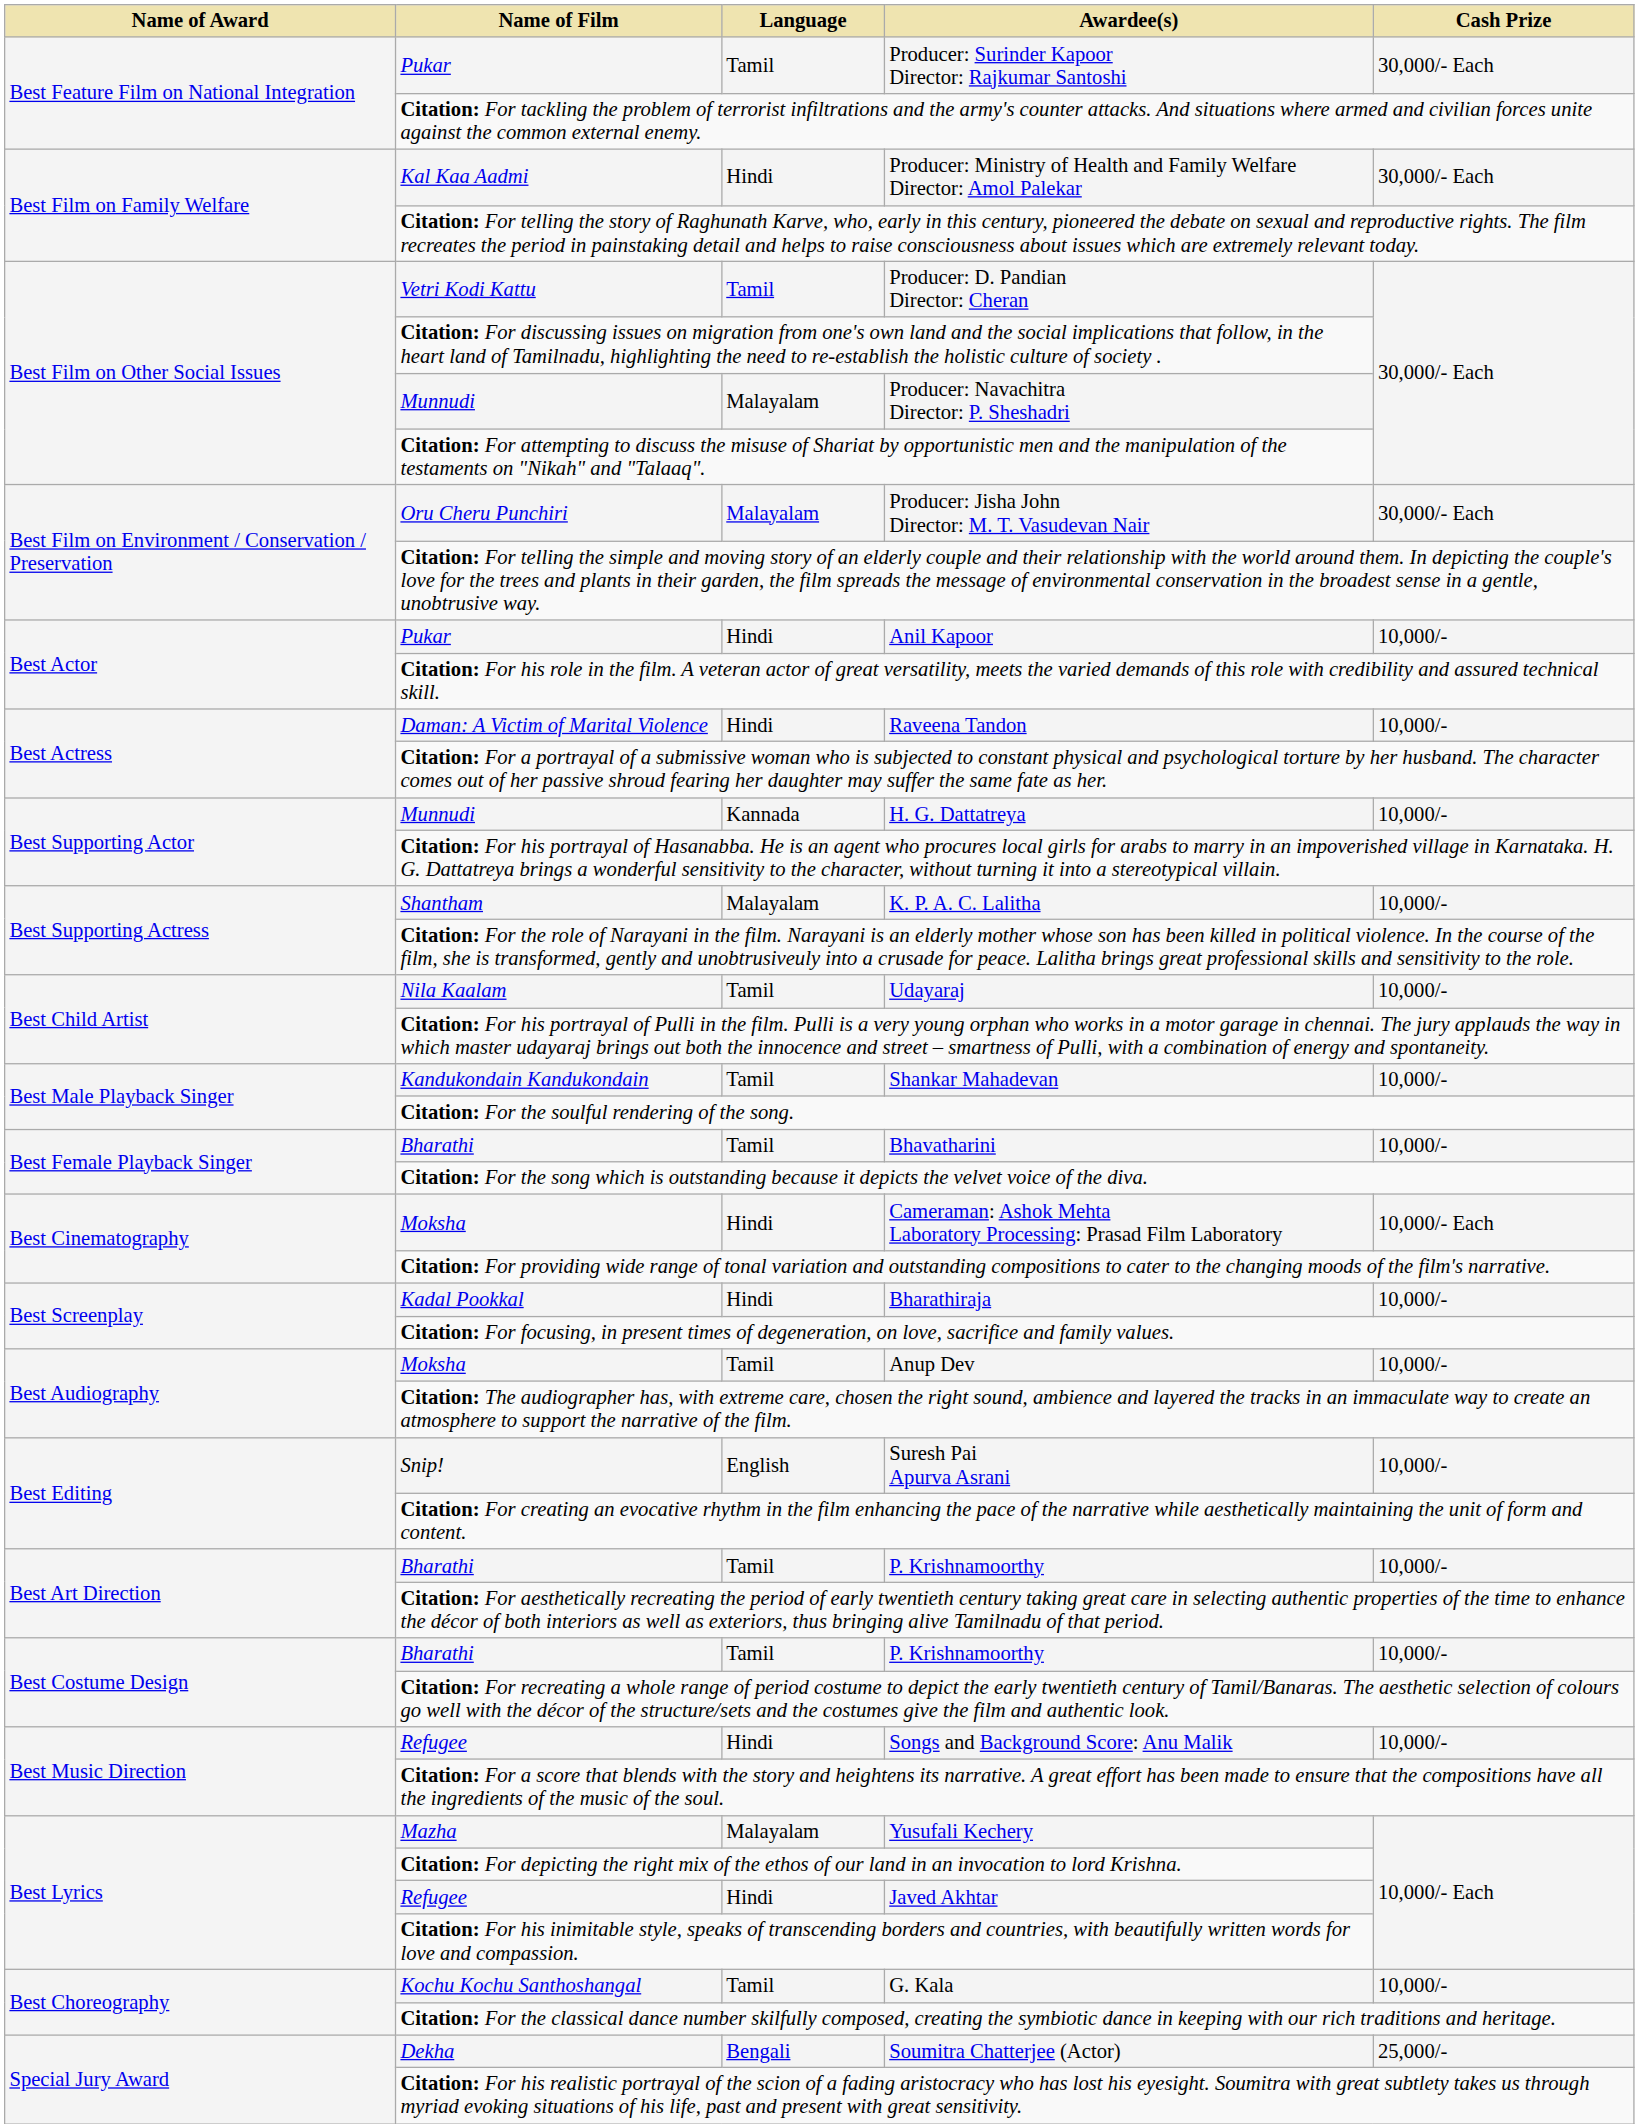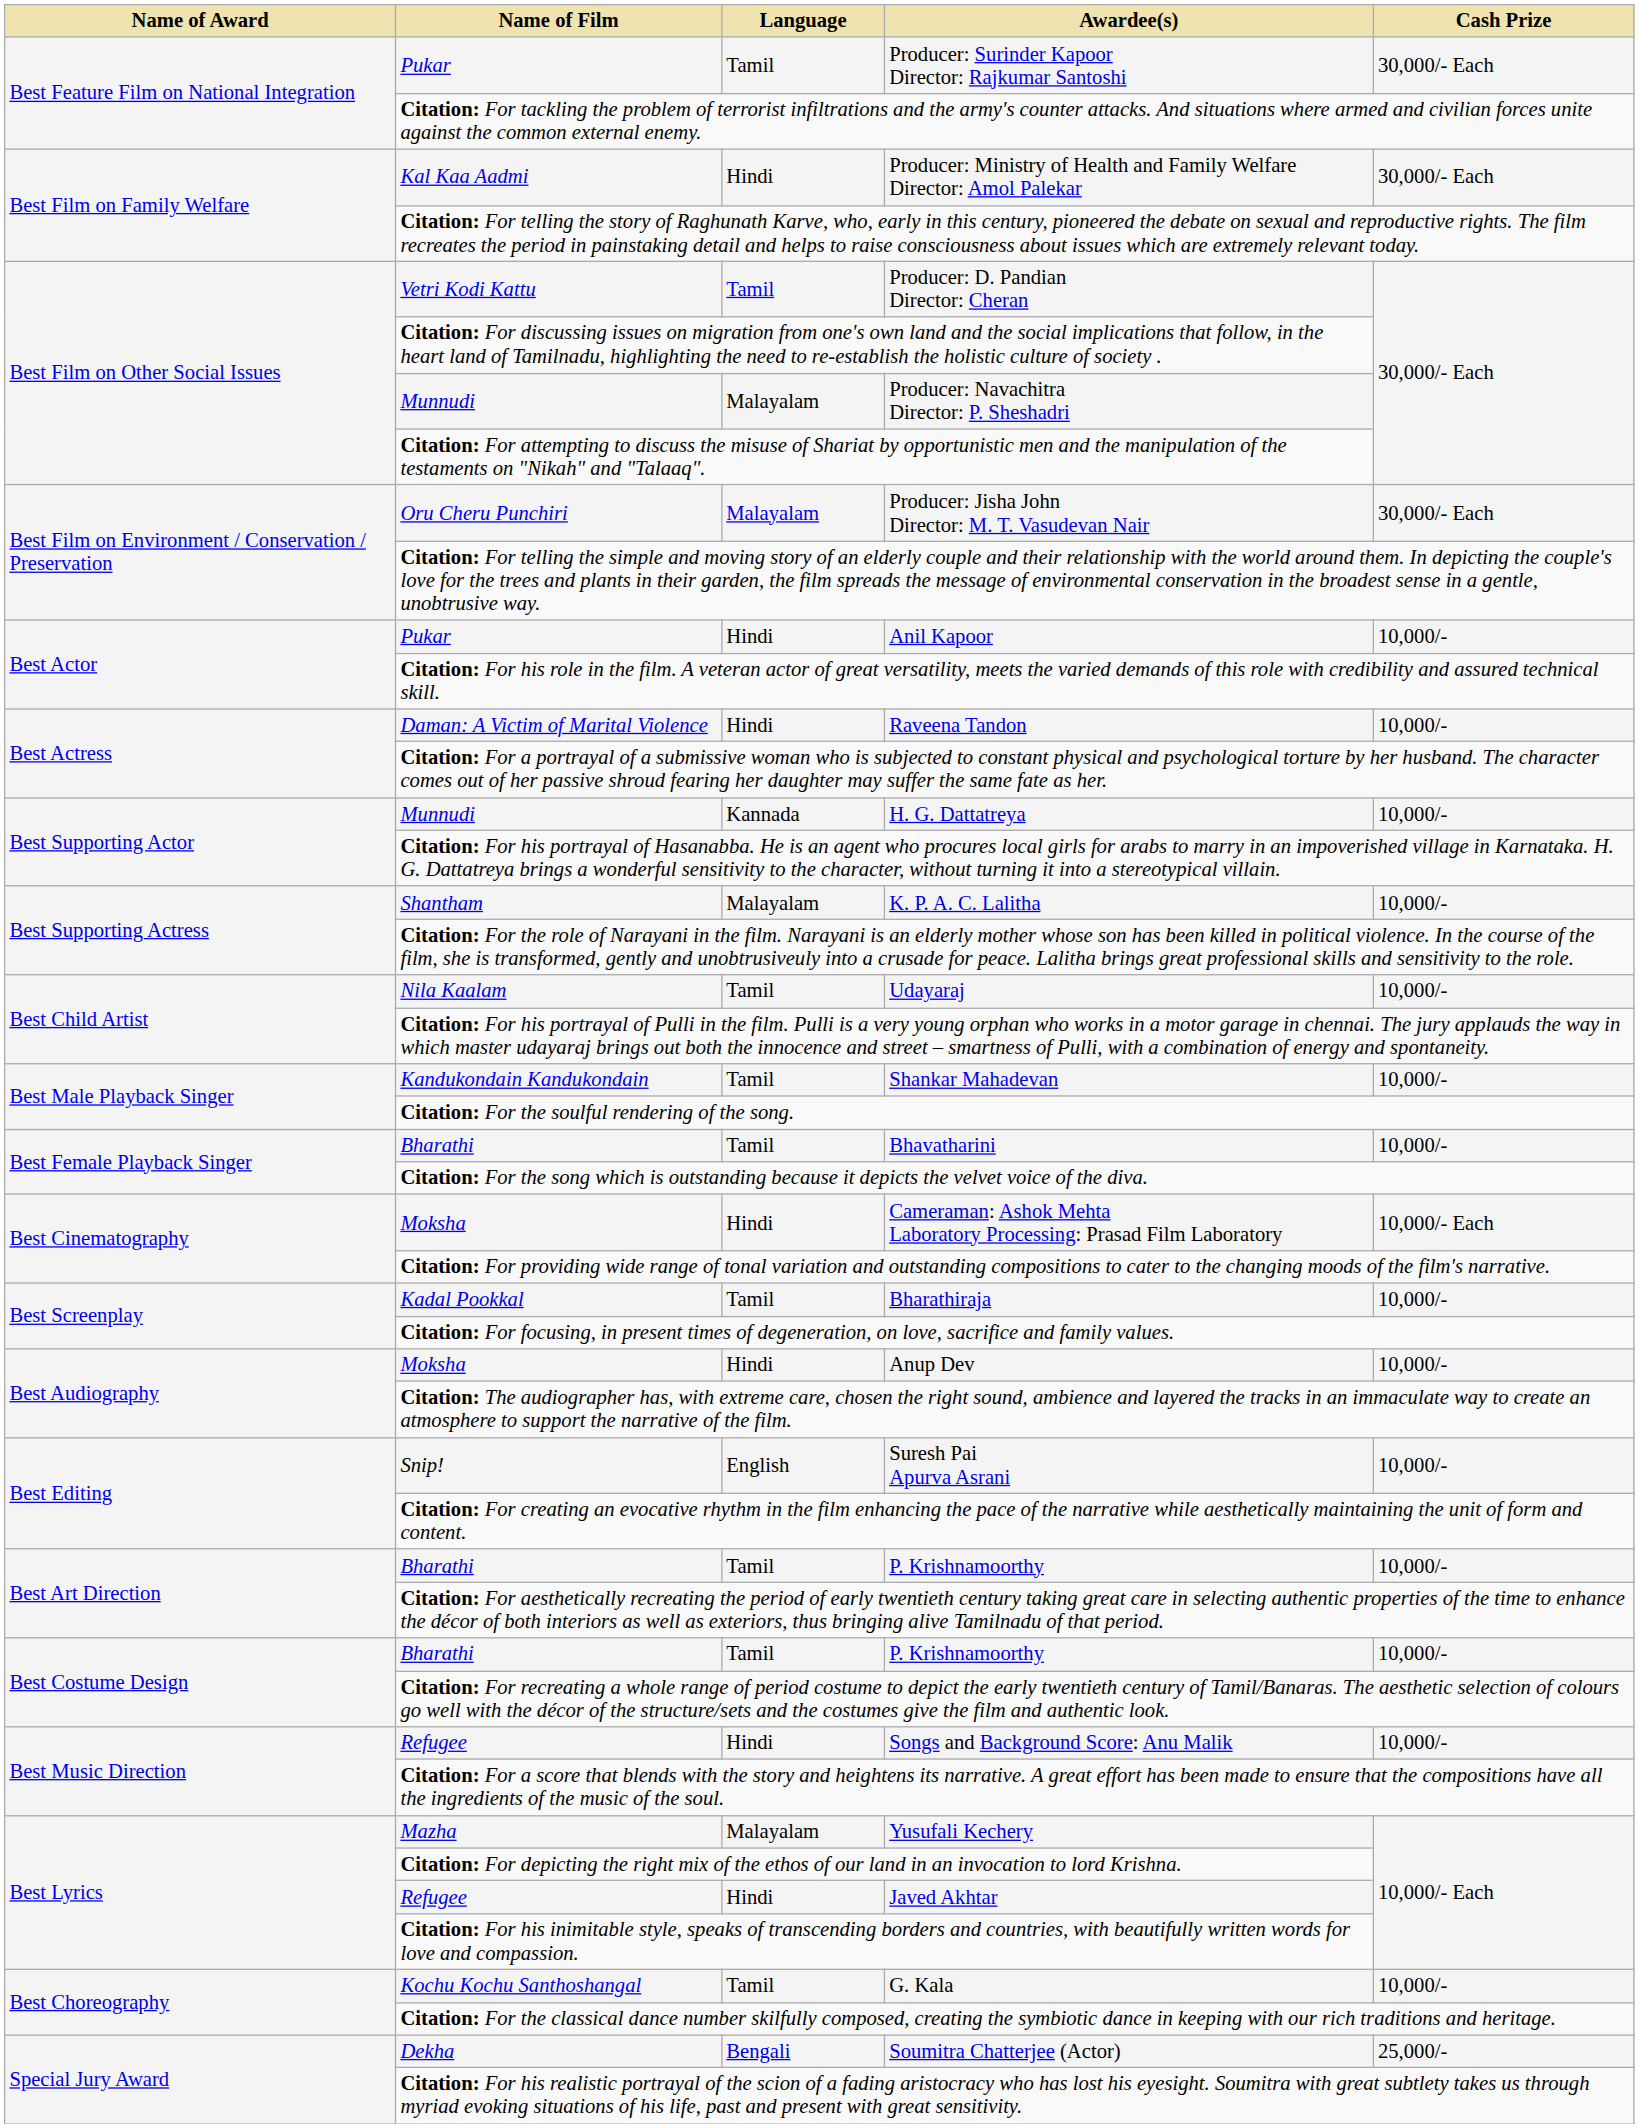(750, 1299) Hindi -> (750, 1299) Tamil
(750, 1364) Tamil -> (750, 1364) Hindi
